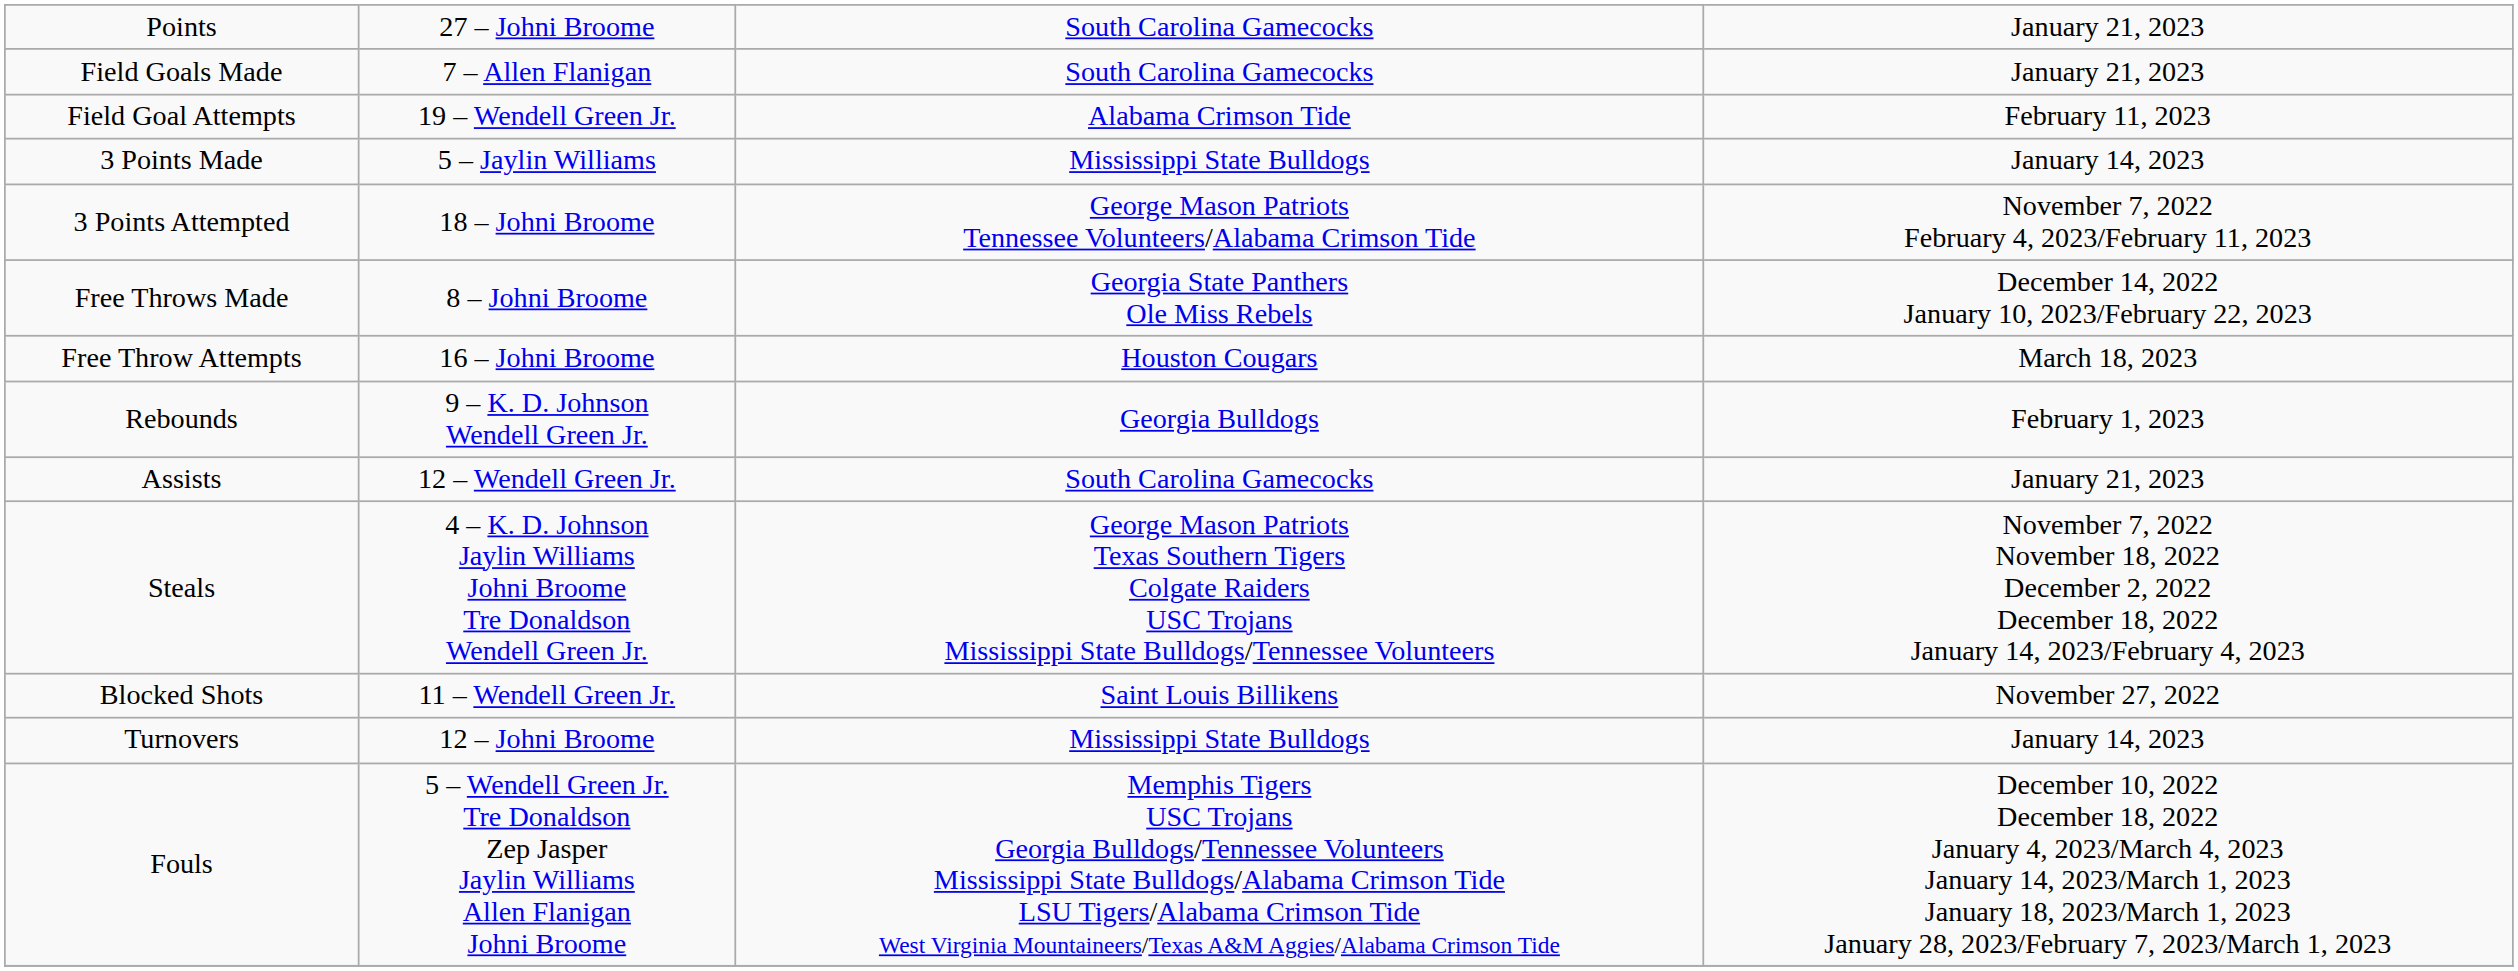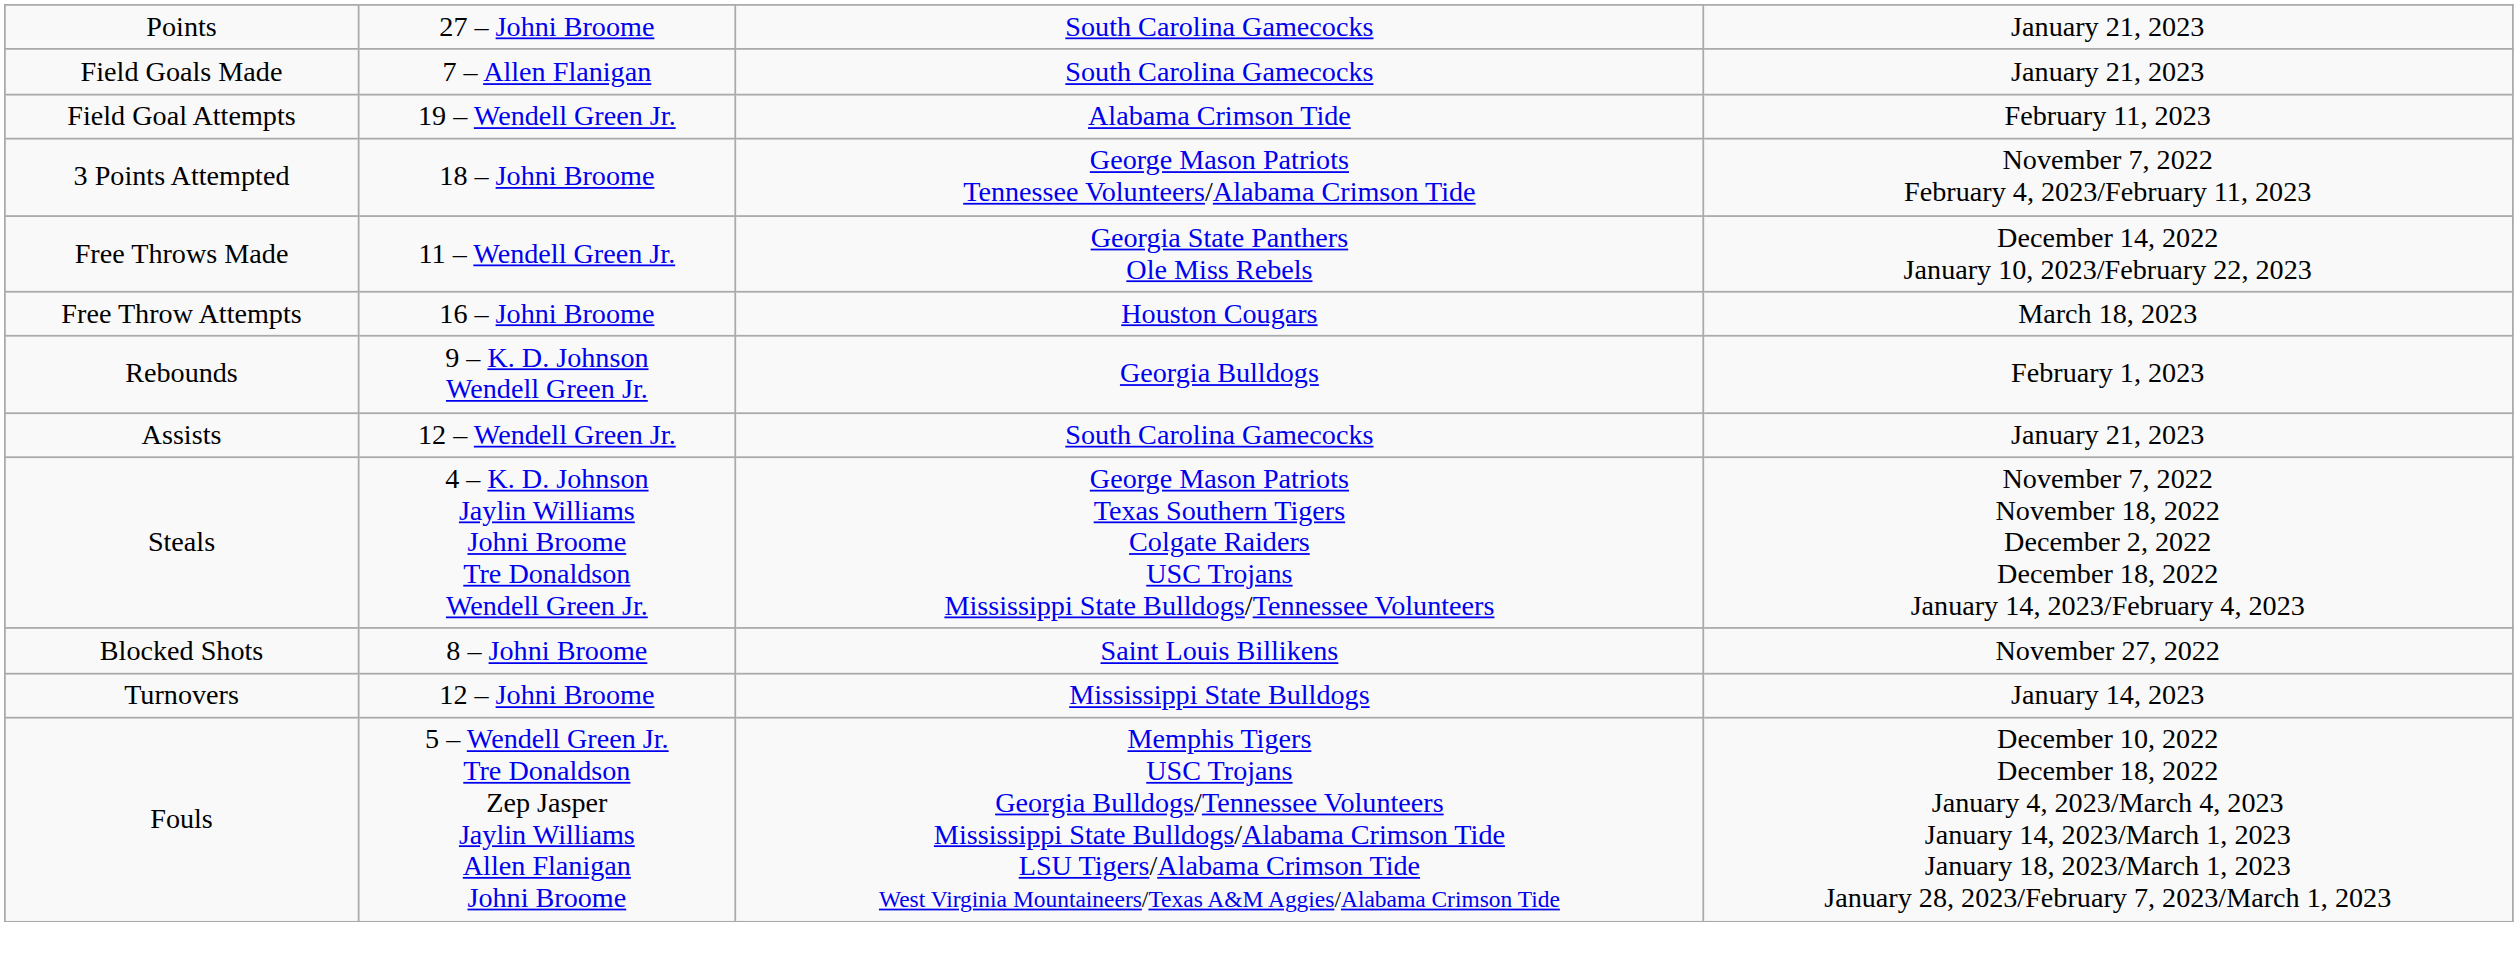- row: (182, 160)
(547, 297) 8 – Johni Broome -> (547, 252) 11 – Wendell Green Jr.
(547, 695) 11 – Wendell Green Jr. -> (547, 650) 8 – Johni Broome
